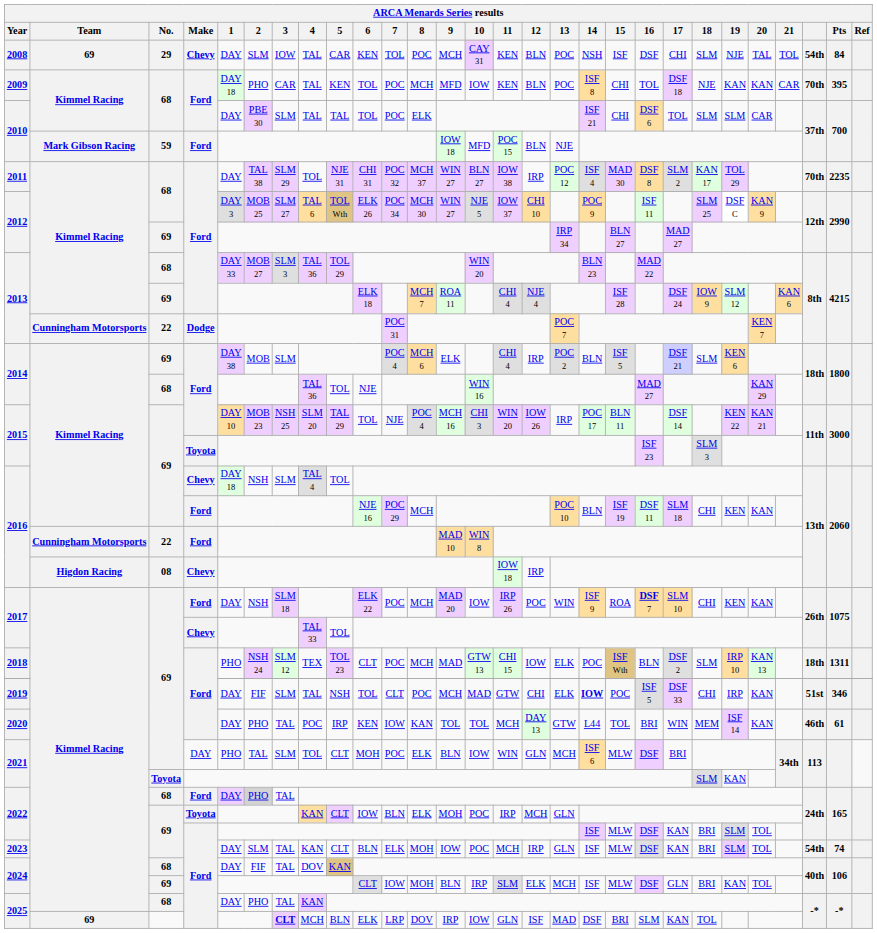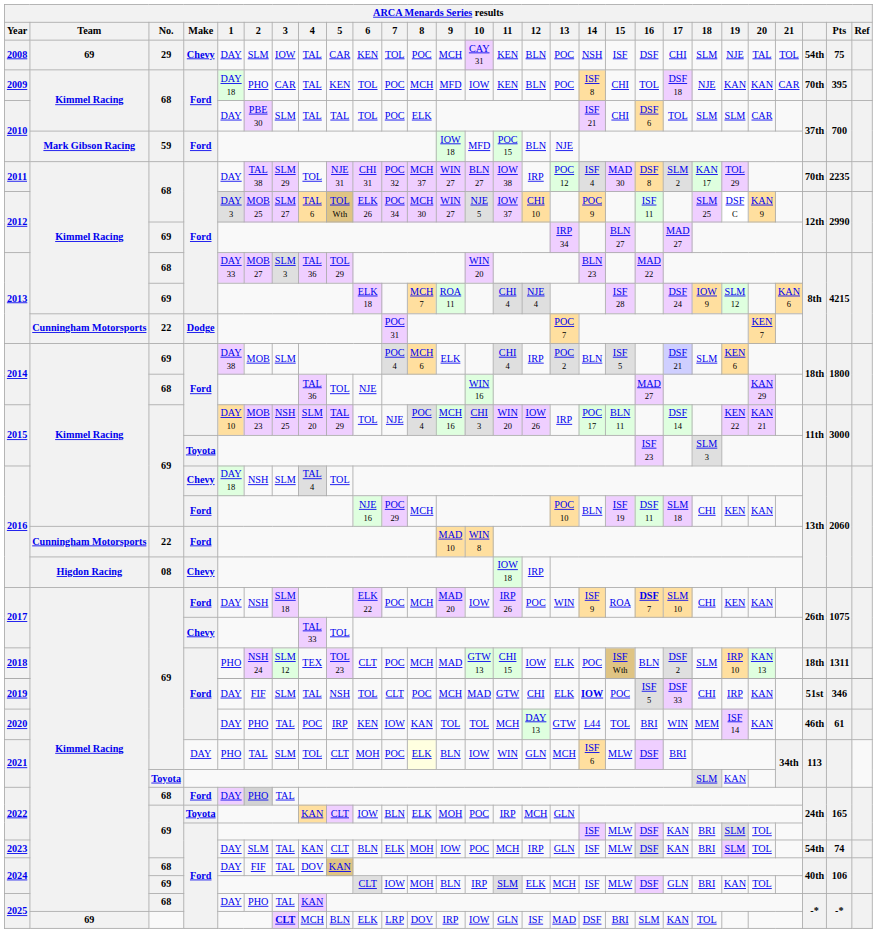(839, 55) 84 -> (839, 55) 75
(422, 754) no background -> (422, 754) lightyellow background
